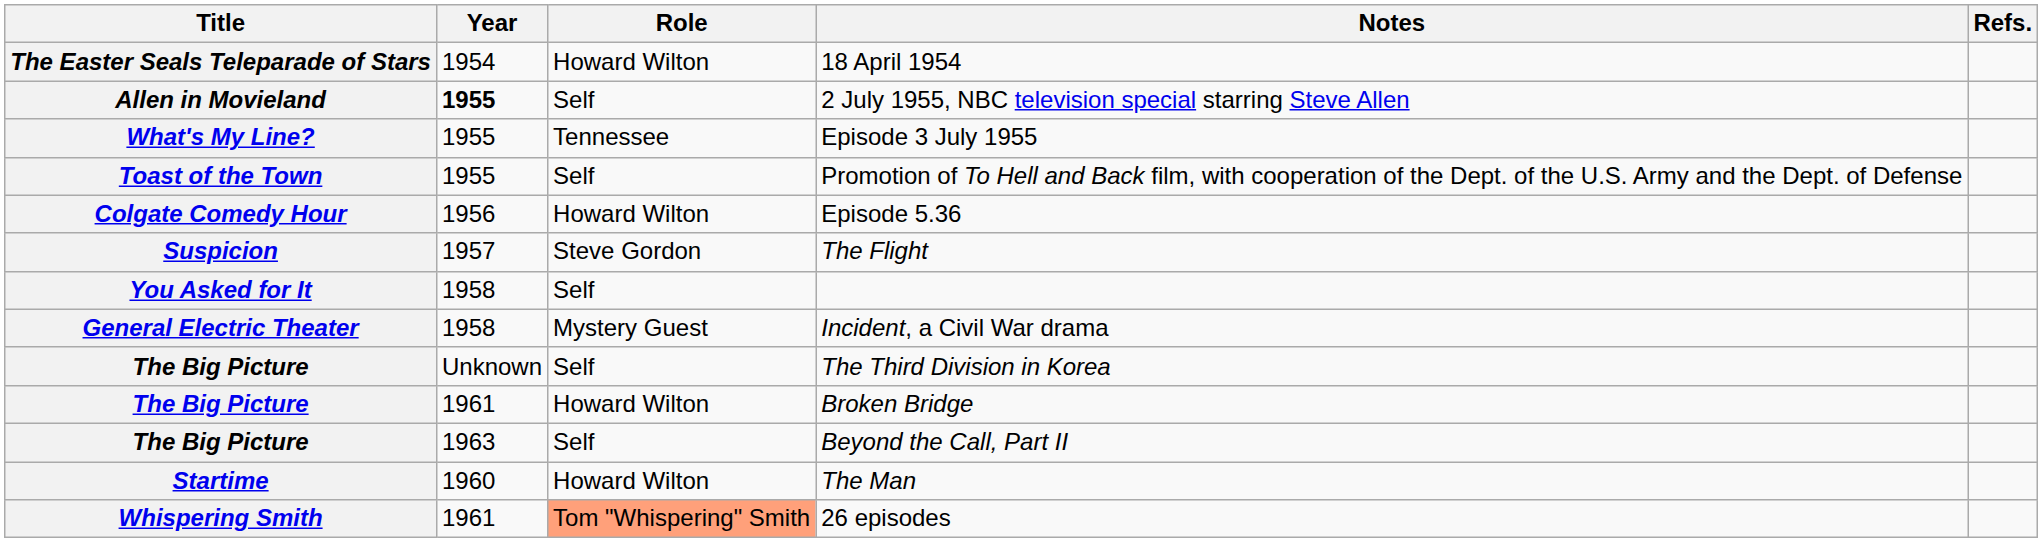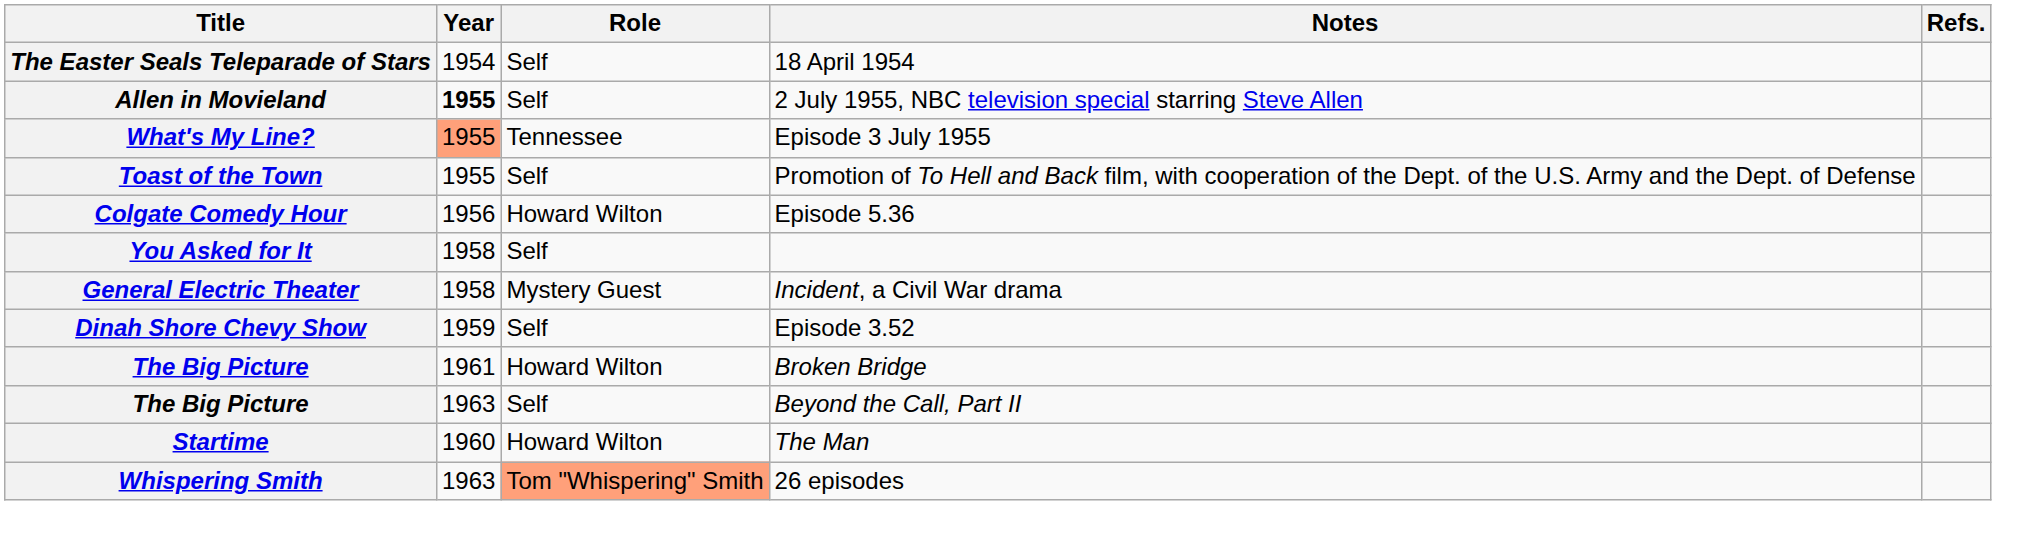(631, 61) Howard Wilton -> (527, 61) Self
(469, 137) no background -> (469, 137) lightsalmon background
- row: (875, 251)
+ row: (845, 328)
- row: (966, 366)
(469, 518) 1961 -> (469, 480) 1963
